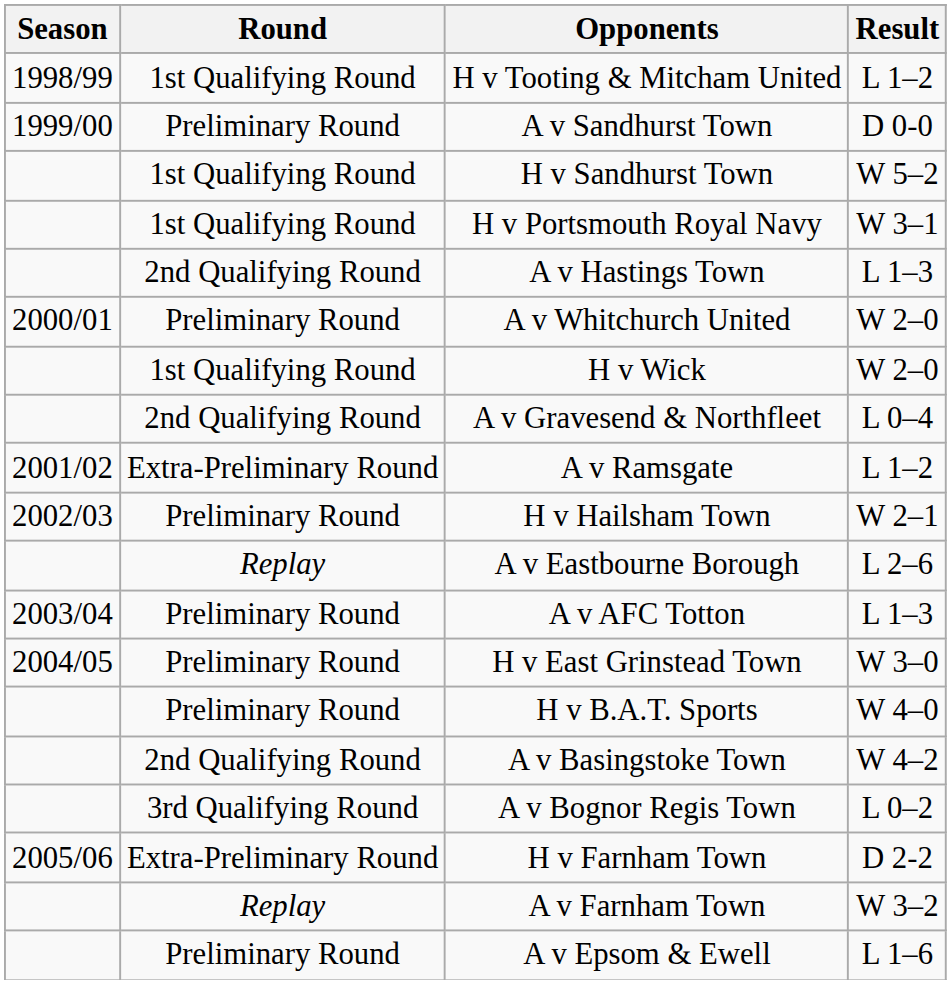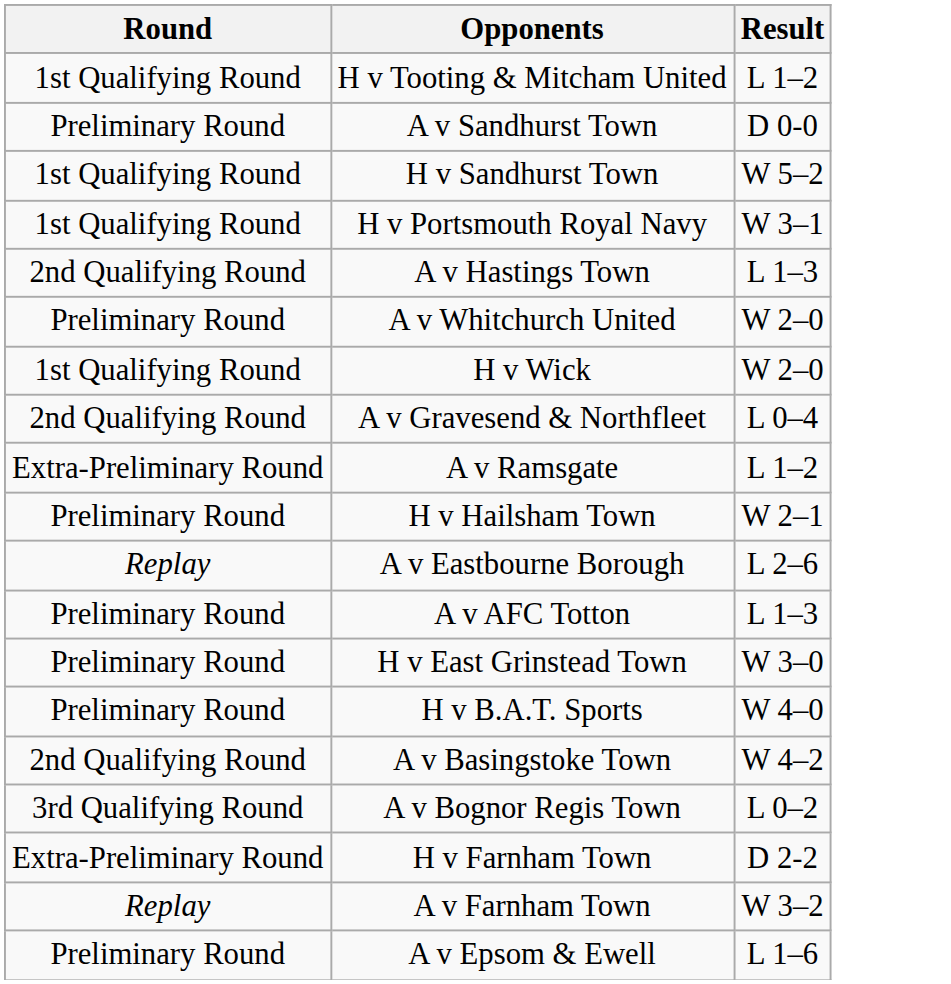- column: (62, 28)
